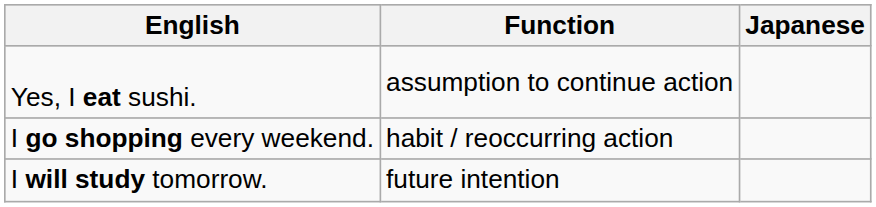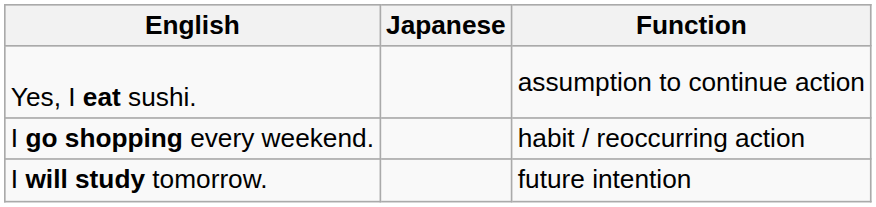columns swapped: (805, 25) <-> (560, 25)
